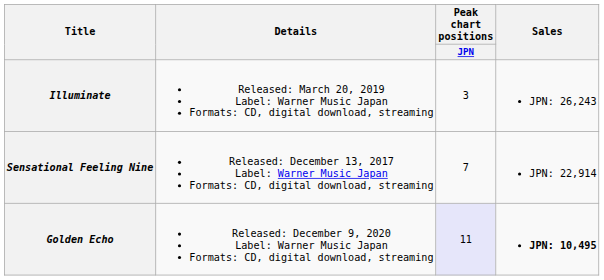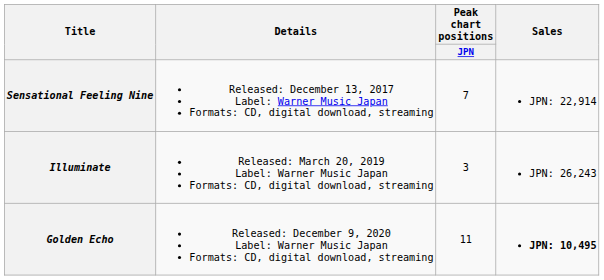rows swapped: (80, 168) <-> (80, 96)
(466, 239) lavender background -> (466, 239) no background
